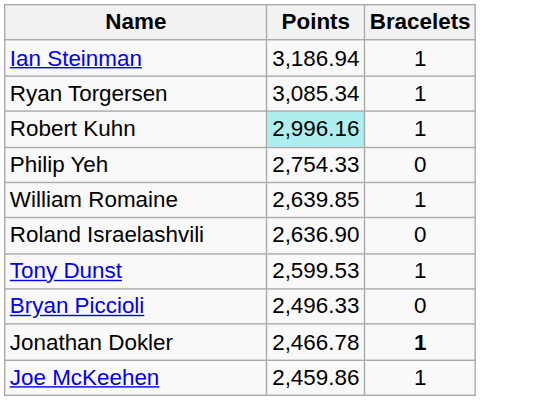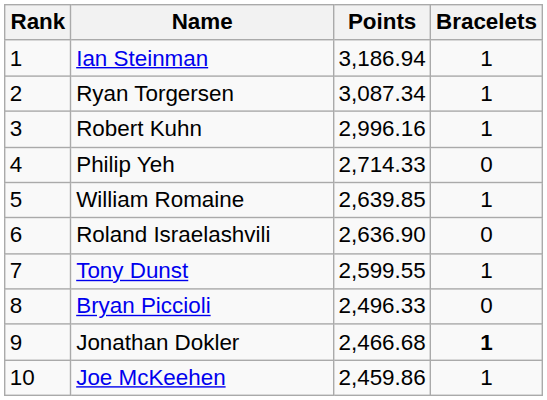+ column: (38, 22)
(316, 93) 3,085.34 -> (382, 93) 3,087.34
(316, 128) paleturquoise background -> (382, 128) no background
(316, 164) 2,754.33 -> (382, 164) 2,714.33
(316, 270) 2,599.53 -> (382, 270) 2,599.55
(316, 341) 2,466.78 -> (382, 341) 2,466.68
